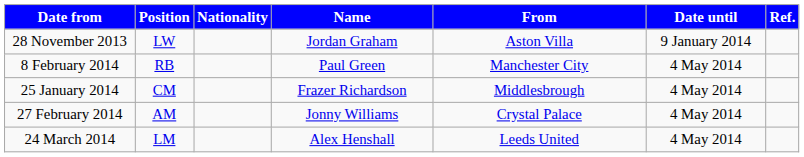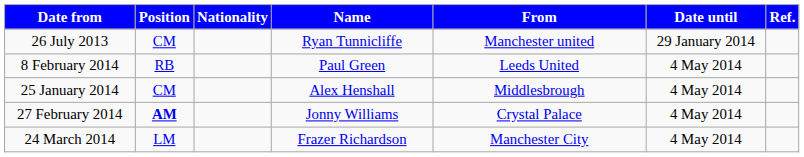+ row: (70, 41)
- row: (70, 41)
(539, 66) Manchester City -> (539, 66) Leeds United
(352, 90) Frazer Richardson -> (352, 90) Alex Henshall
(164, 114) normal -> (164, 114) bold
(352, 139) Alex Henshall -> (352, 139) Frazer Richardson
(539, 139) Leeds United -> (539, 139) Manchester City
